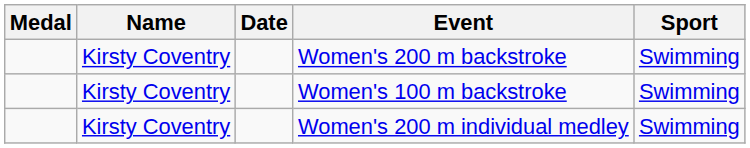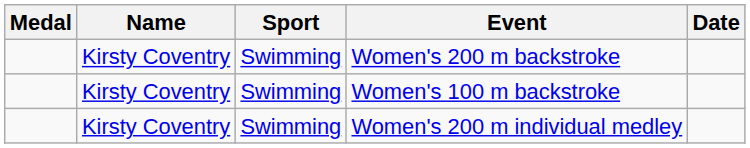columns swapped: (689, 22) <-> (264, 22)
